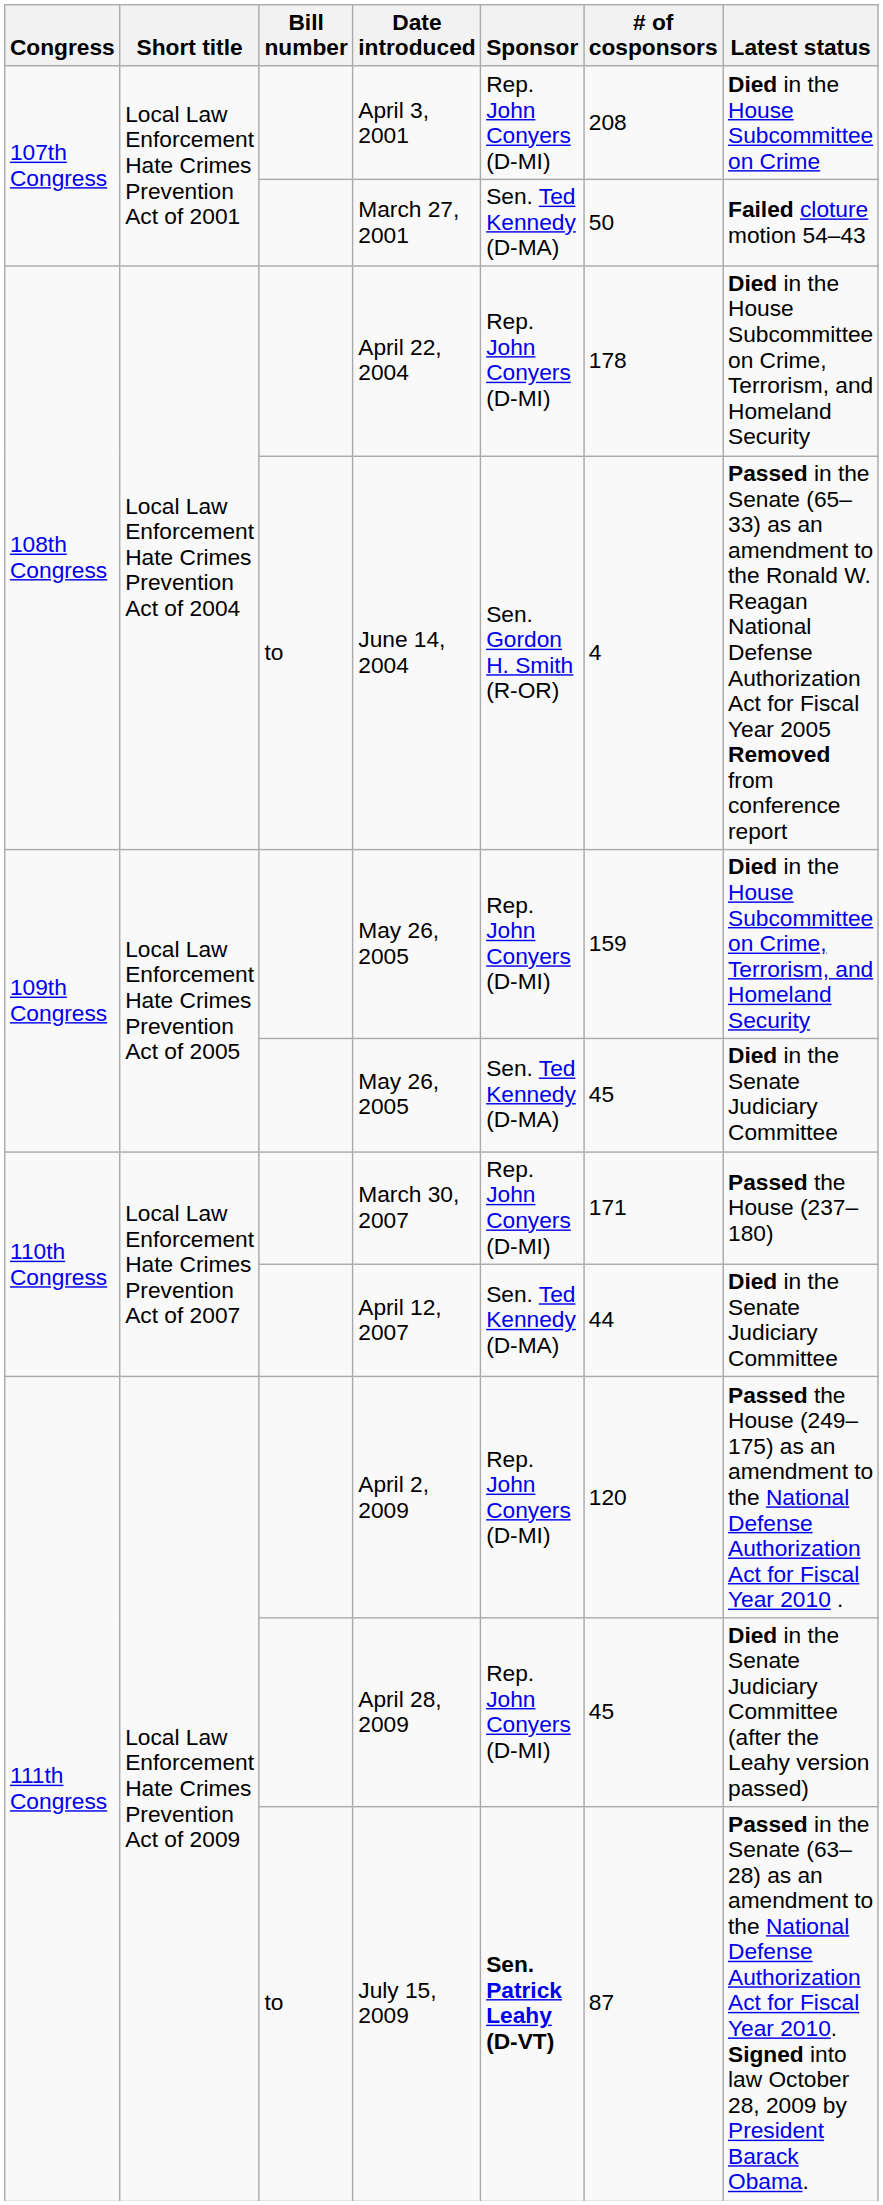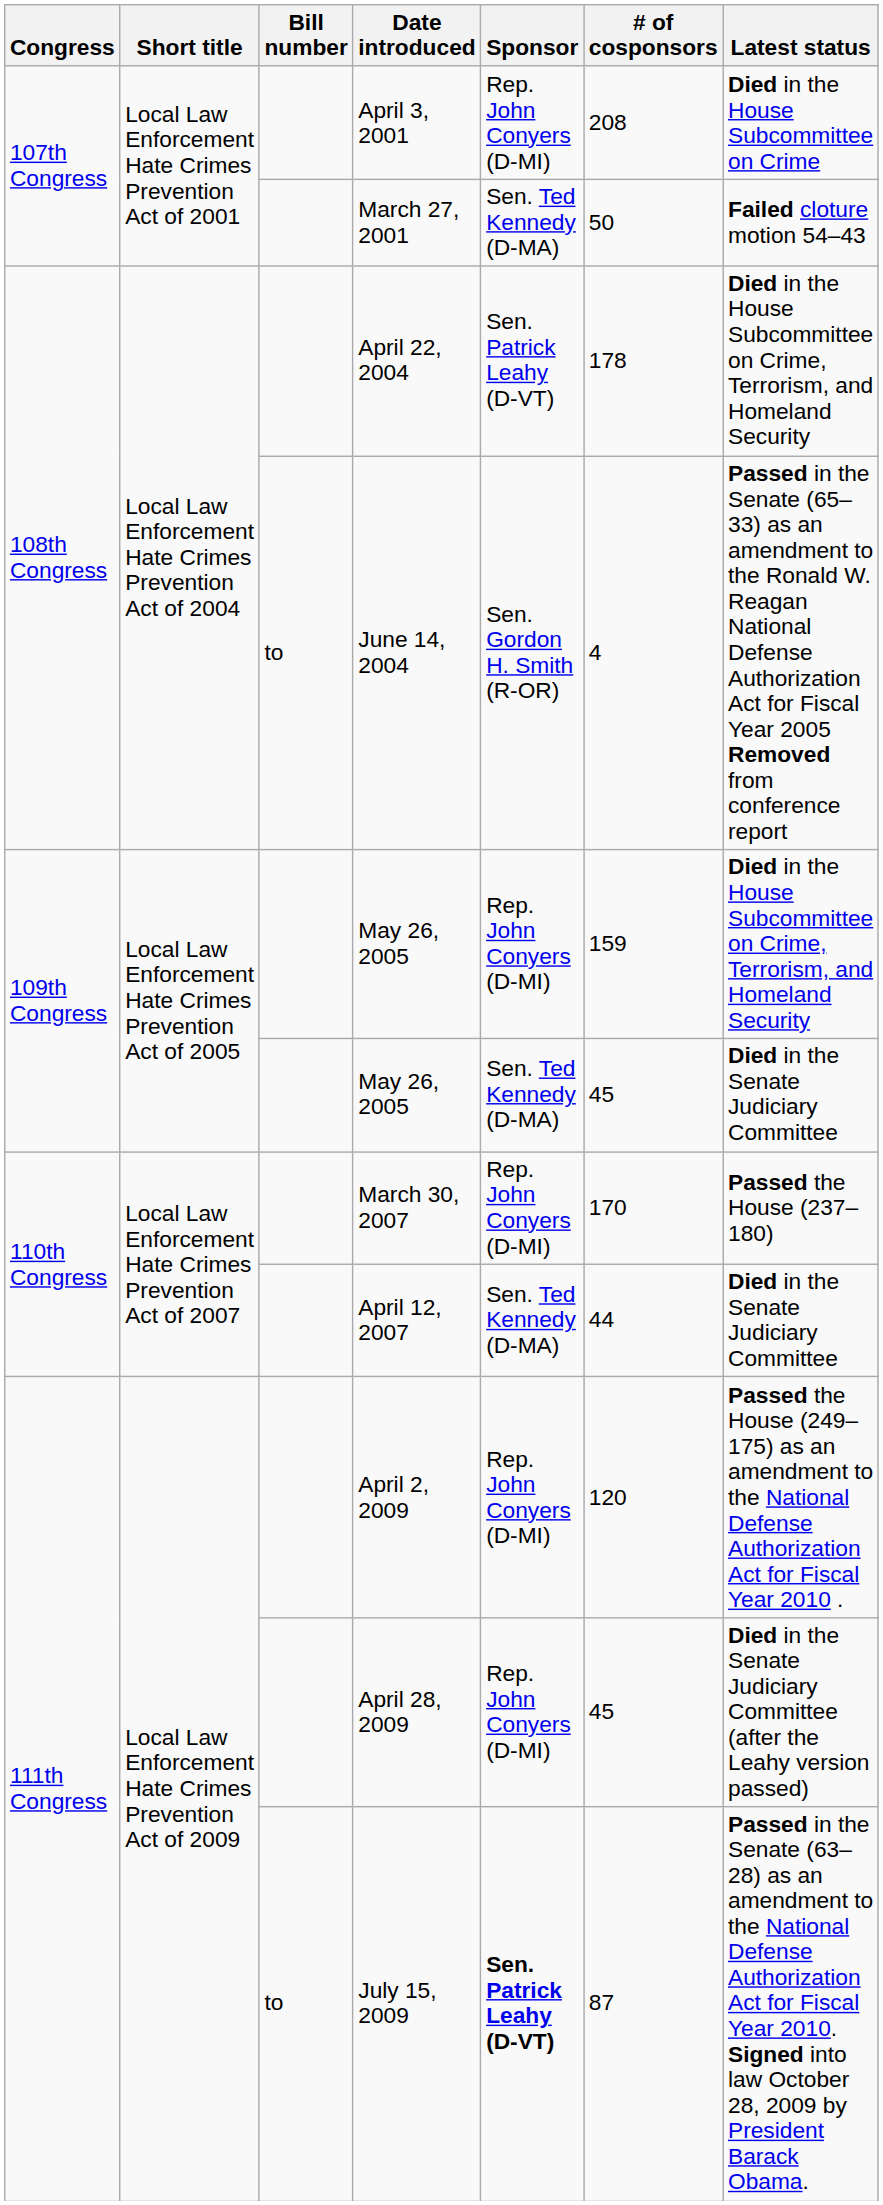(528, 360) Rep. John Conyers (D-MI) -> (521, 360) Sen. Patrick Leahy (D-VT)
(608, 1207) 171 -> (608, 1207) 170
